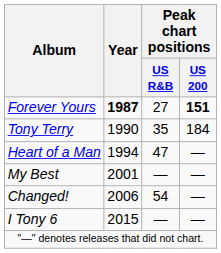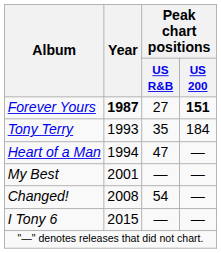(123, 130) 1990 -> (123, 130) 1993
(123, 197) 2006 -> (123, 197) 2008
